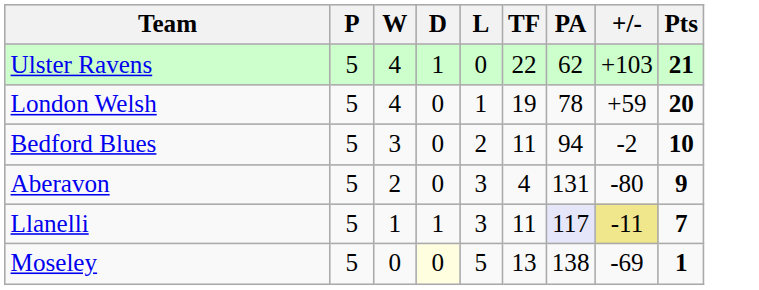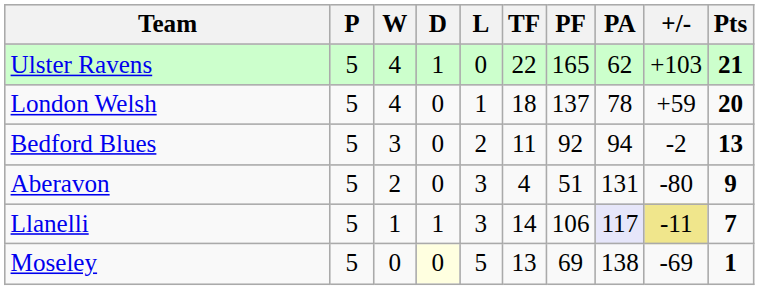+ column: (571, 24)
(524, 104) 19 -> (524, 104) 18
(681, 143) 10 -> (730, 143) 13
(524, 223) 11 -> (524, 223) 14
